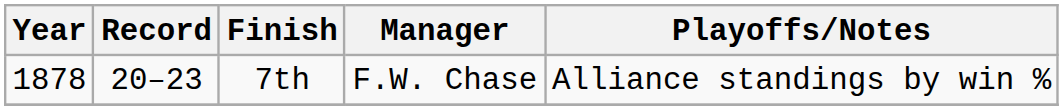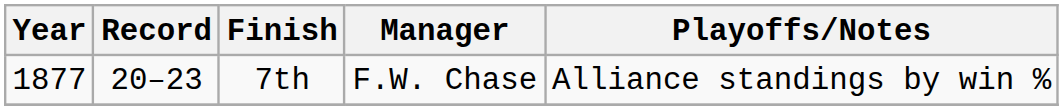(50, 81) 1878 -> (50, 81) 1877
